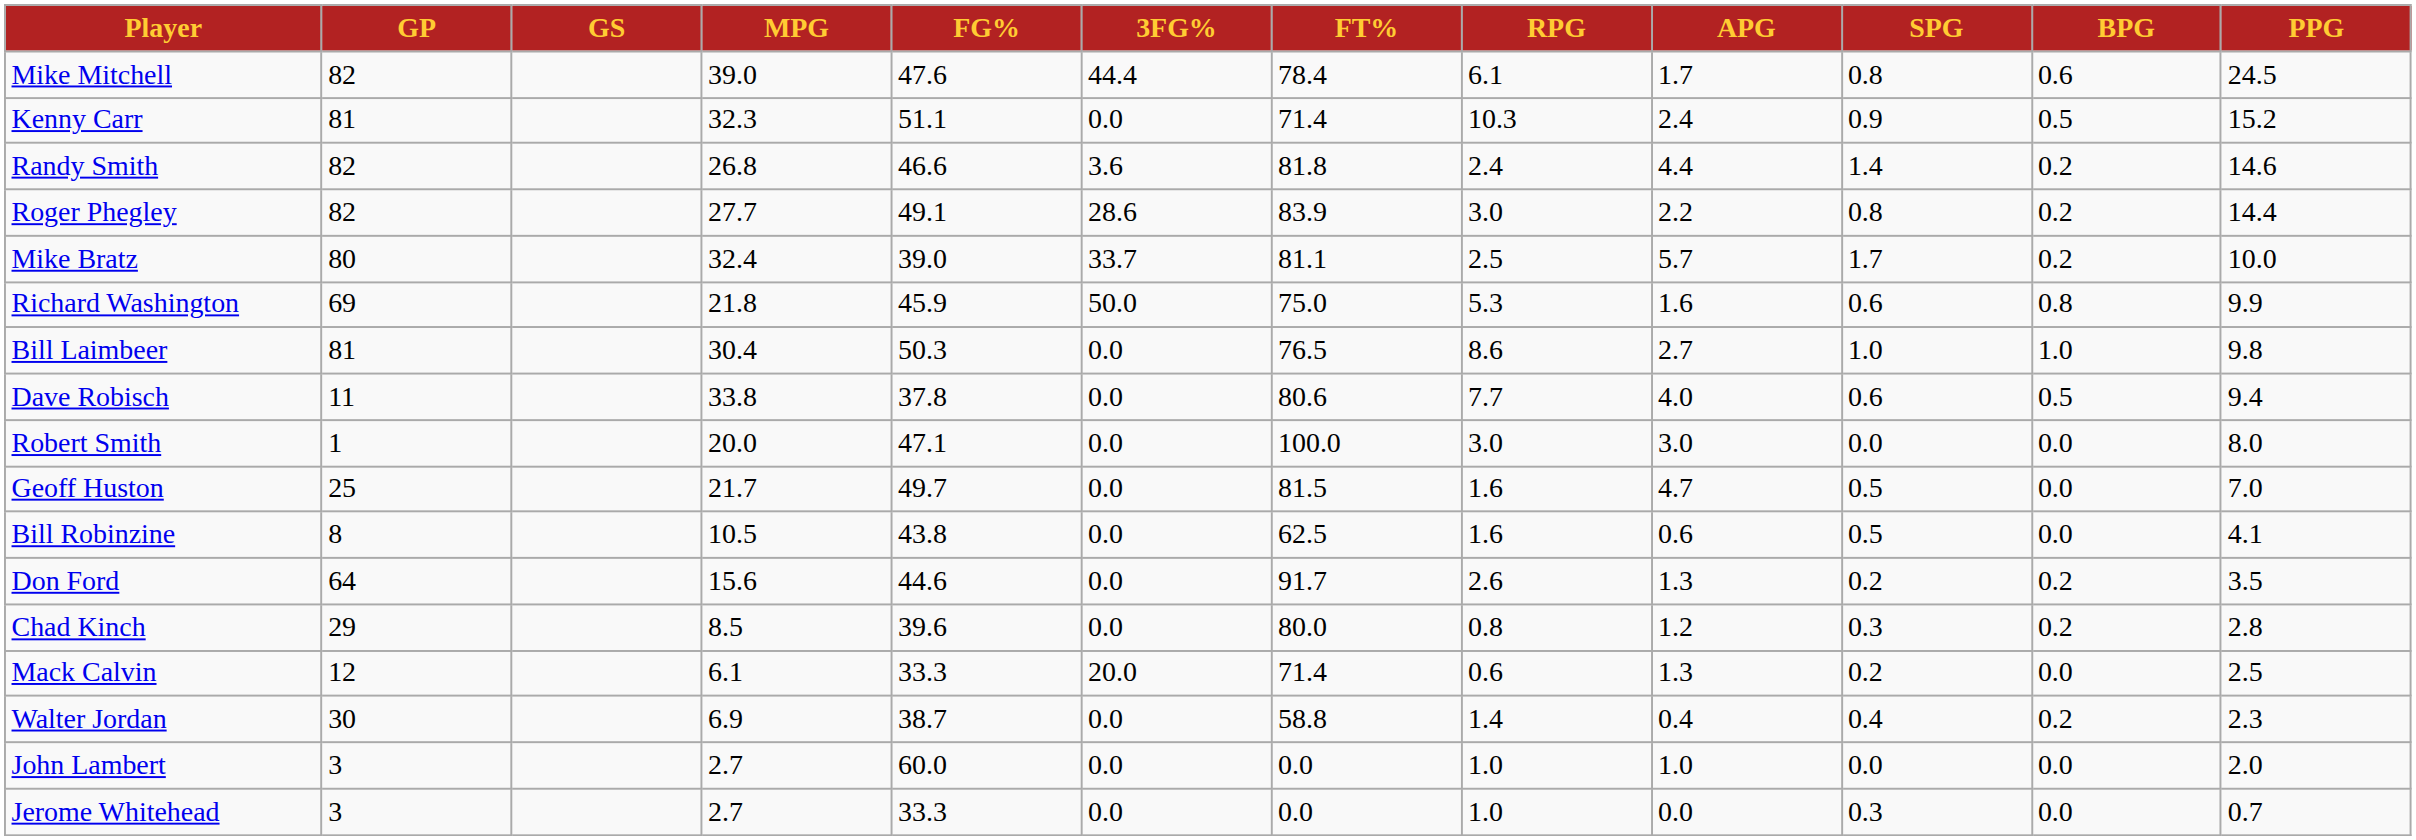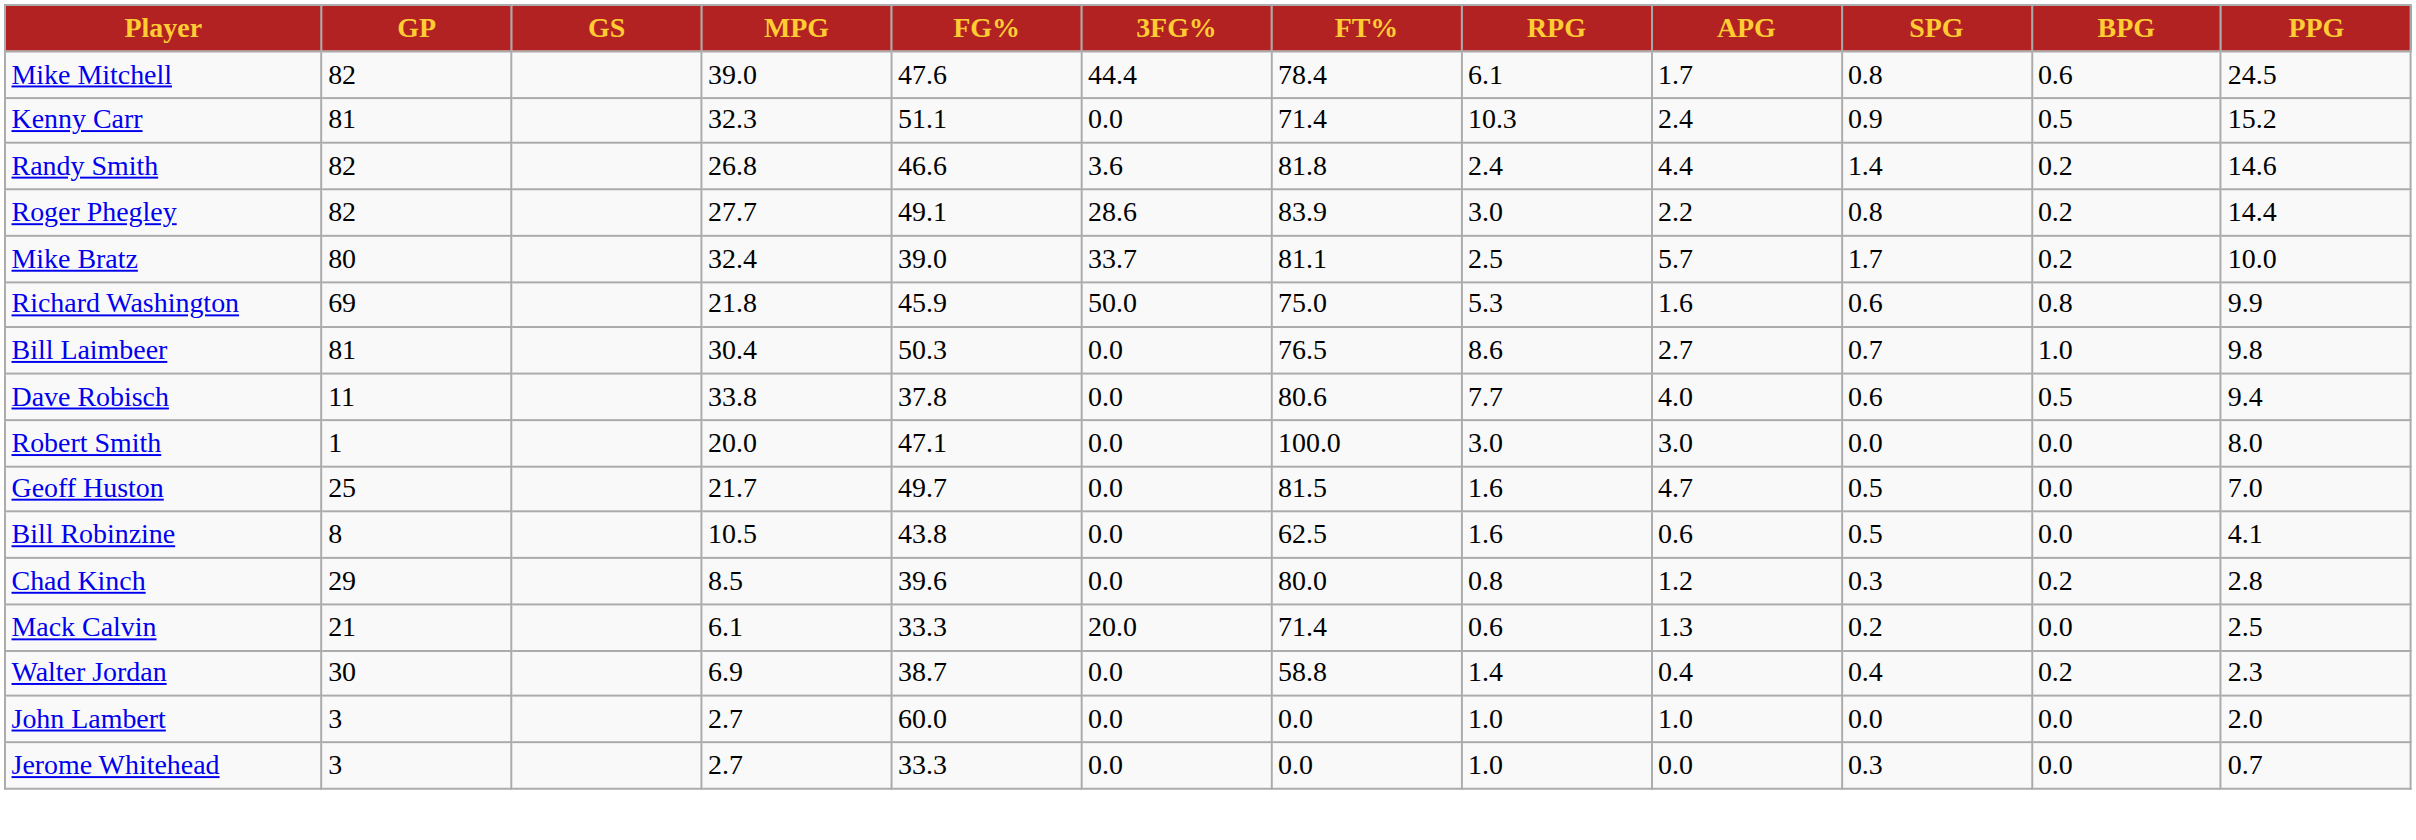(1865, 350) 1.0 -> (1865, 350) 0.7
- row: (65, 580)
(342, 672) 12 -> (342, 626) 21
